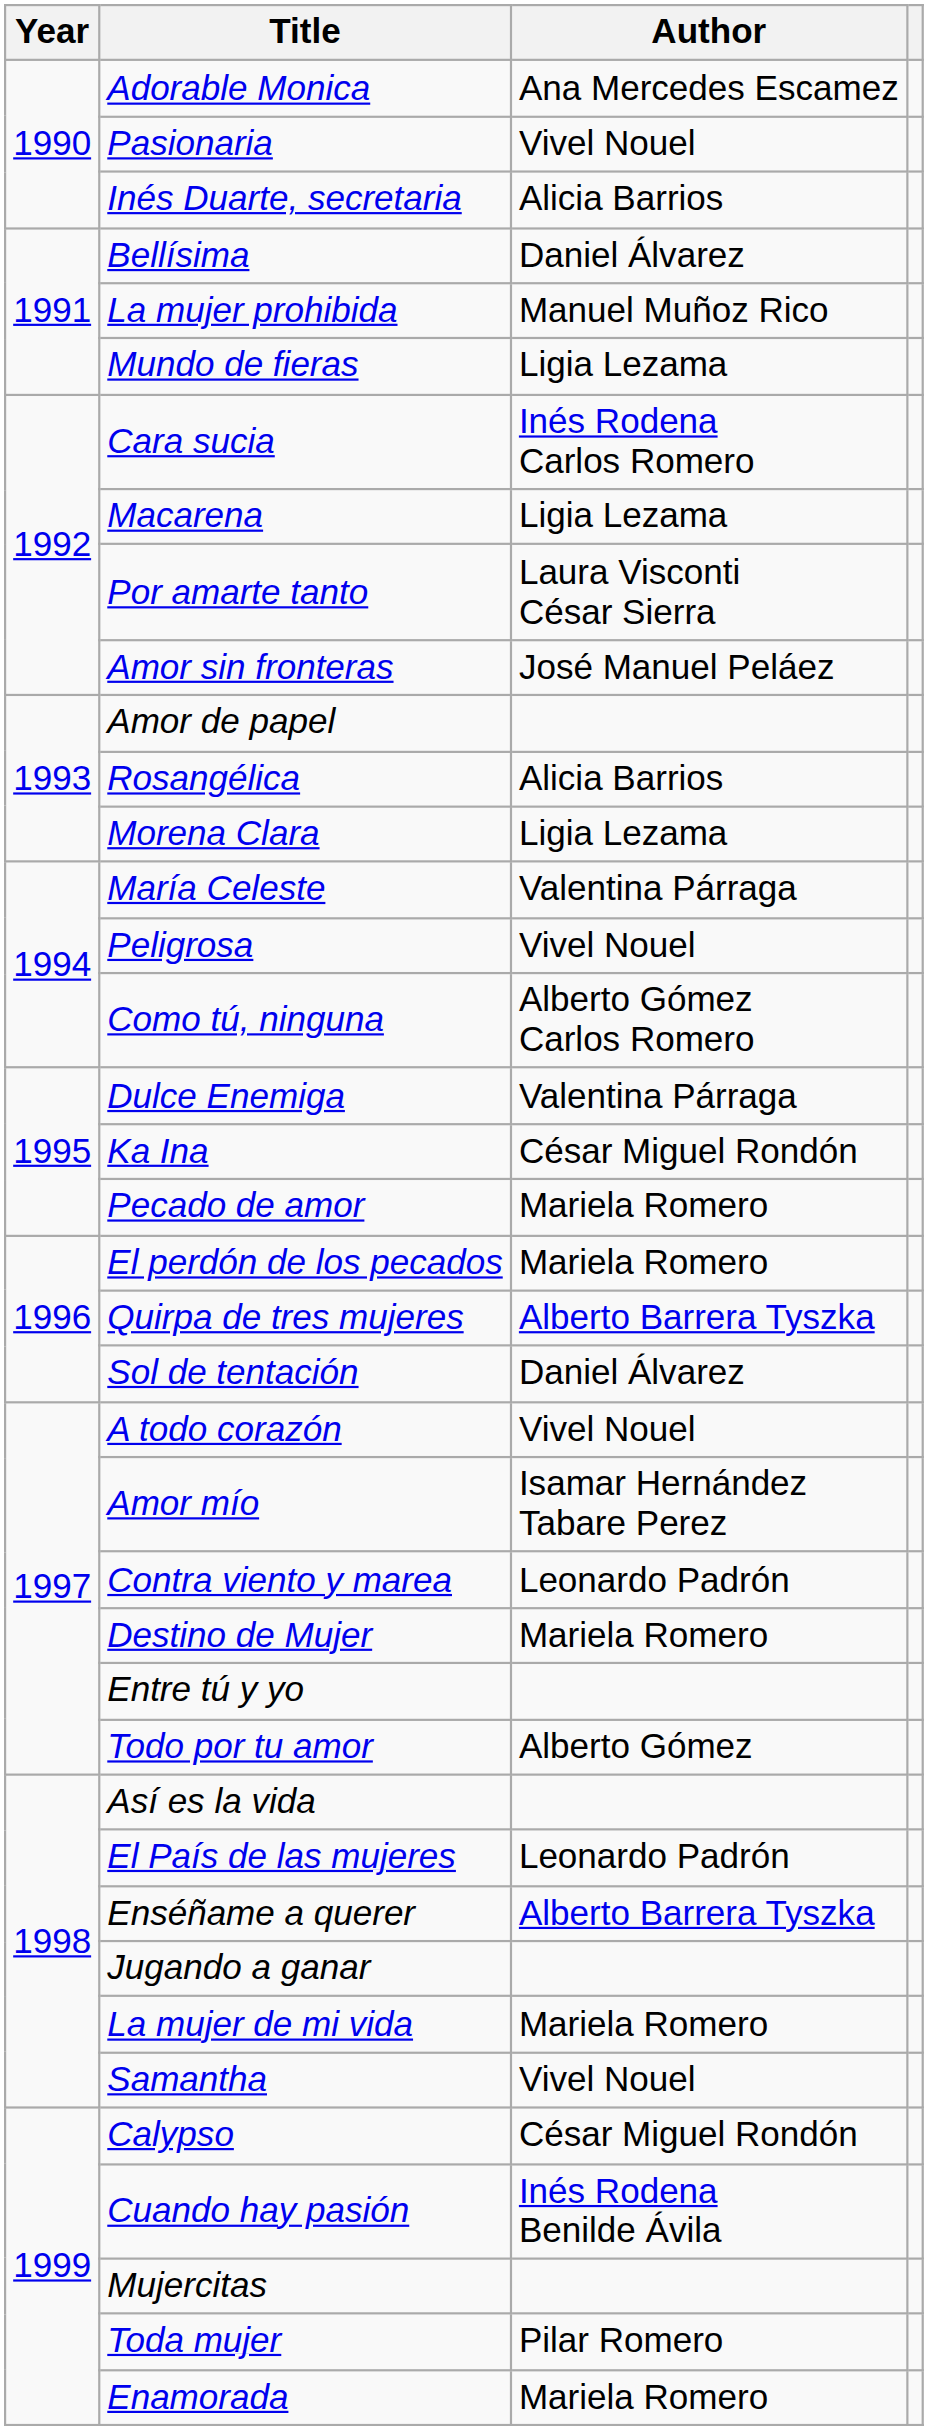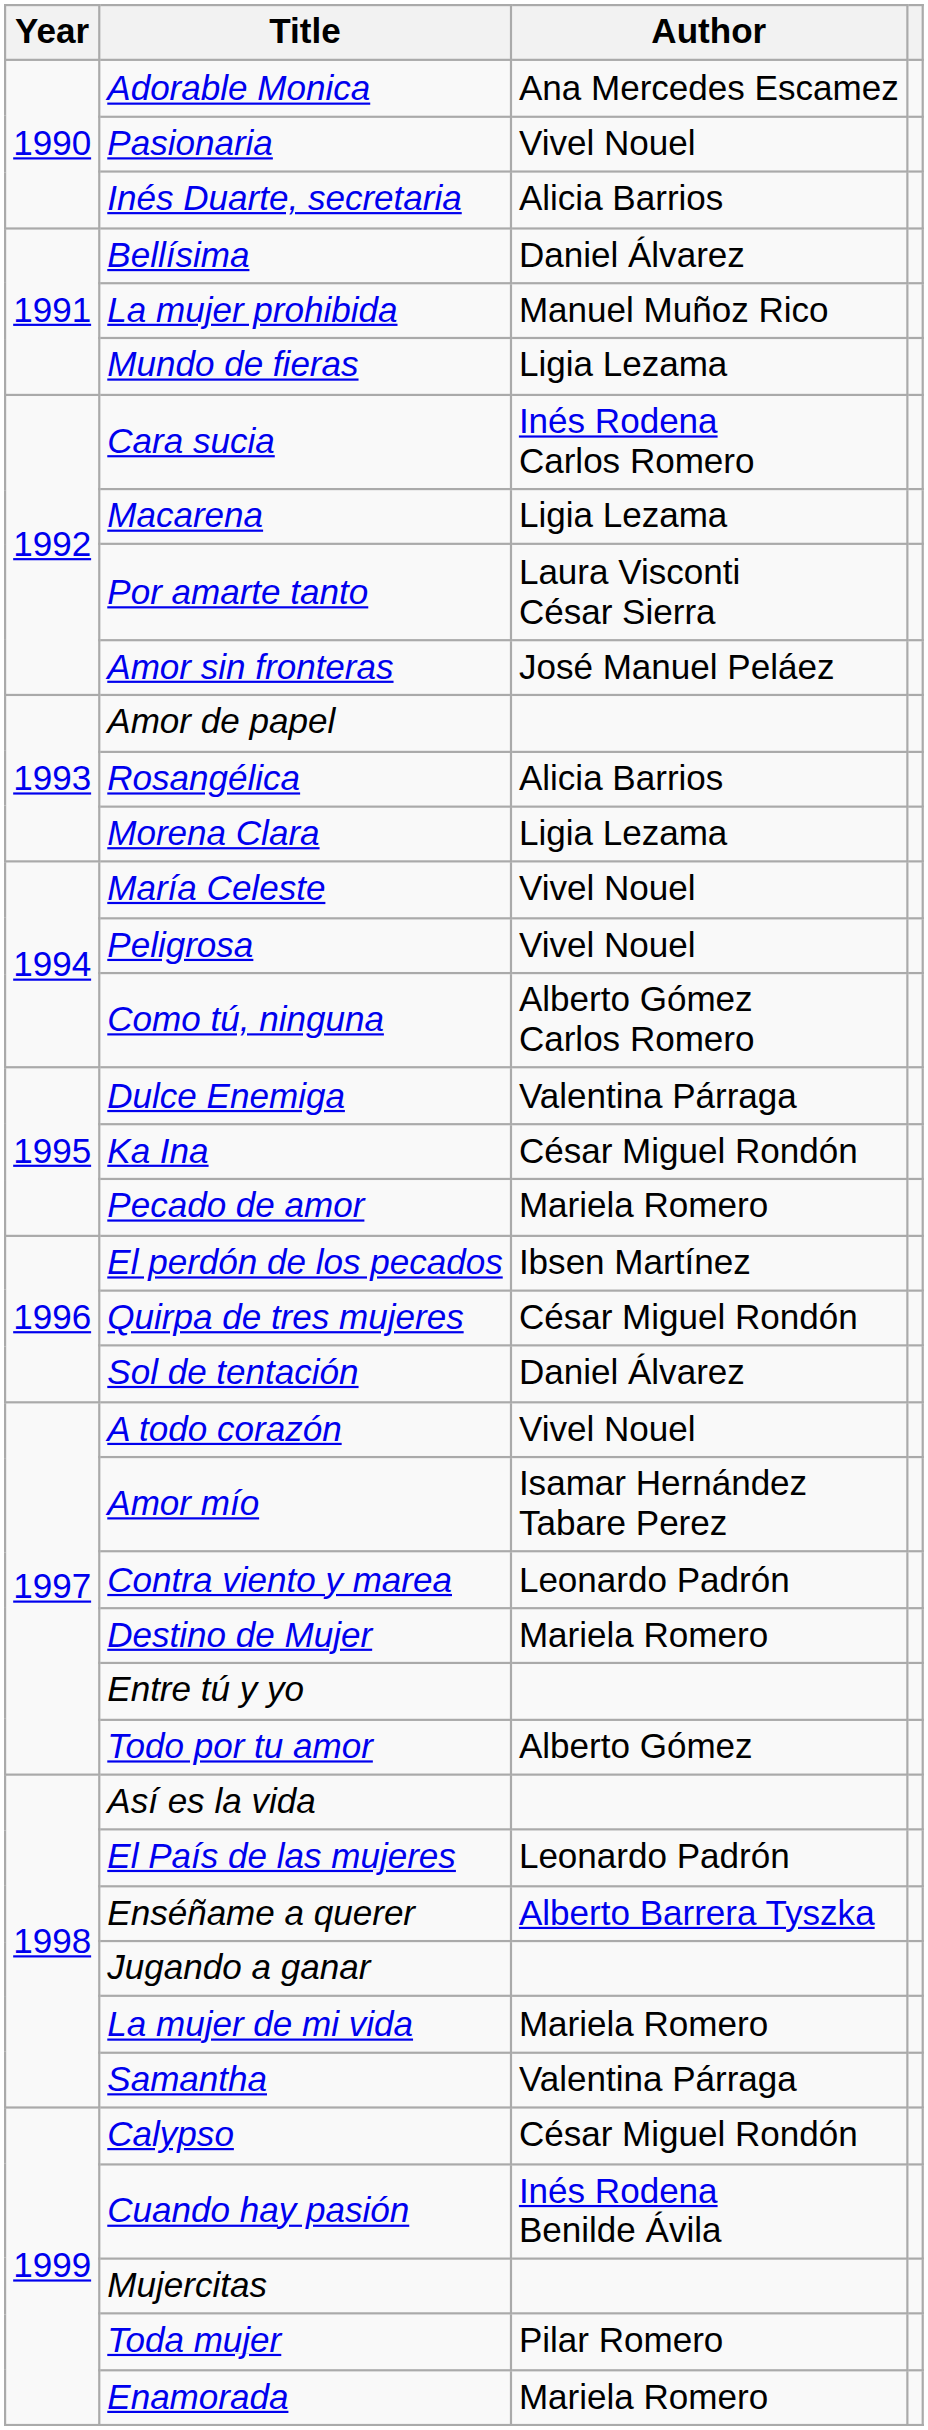(658, 889) Valentina Párraga -> (607, 889) Vivel Nouel
(644, 1261) Mariela Romero -> (635, 1261) Ibsen Martínez
(697, 1317) Alberto Barrera Tyszka -> (688, 1317) César Miguel Rondón
(607, 2079) Vivel Nouel -> (658, 2079) Valentina Párraga
